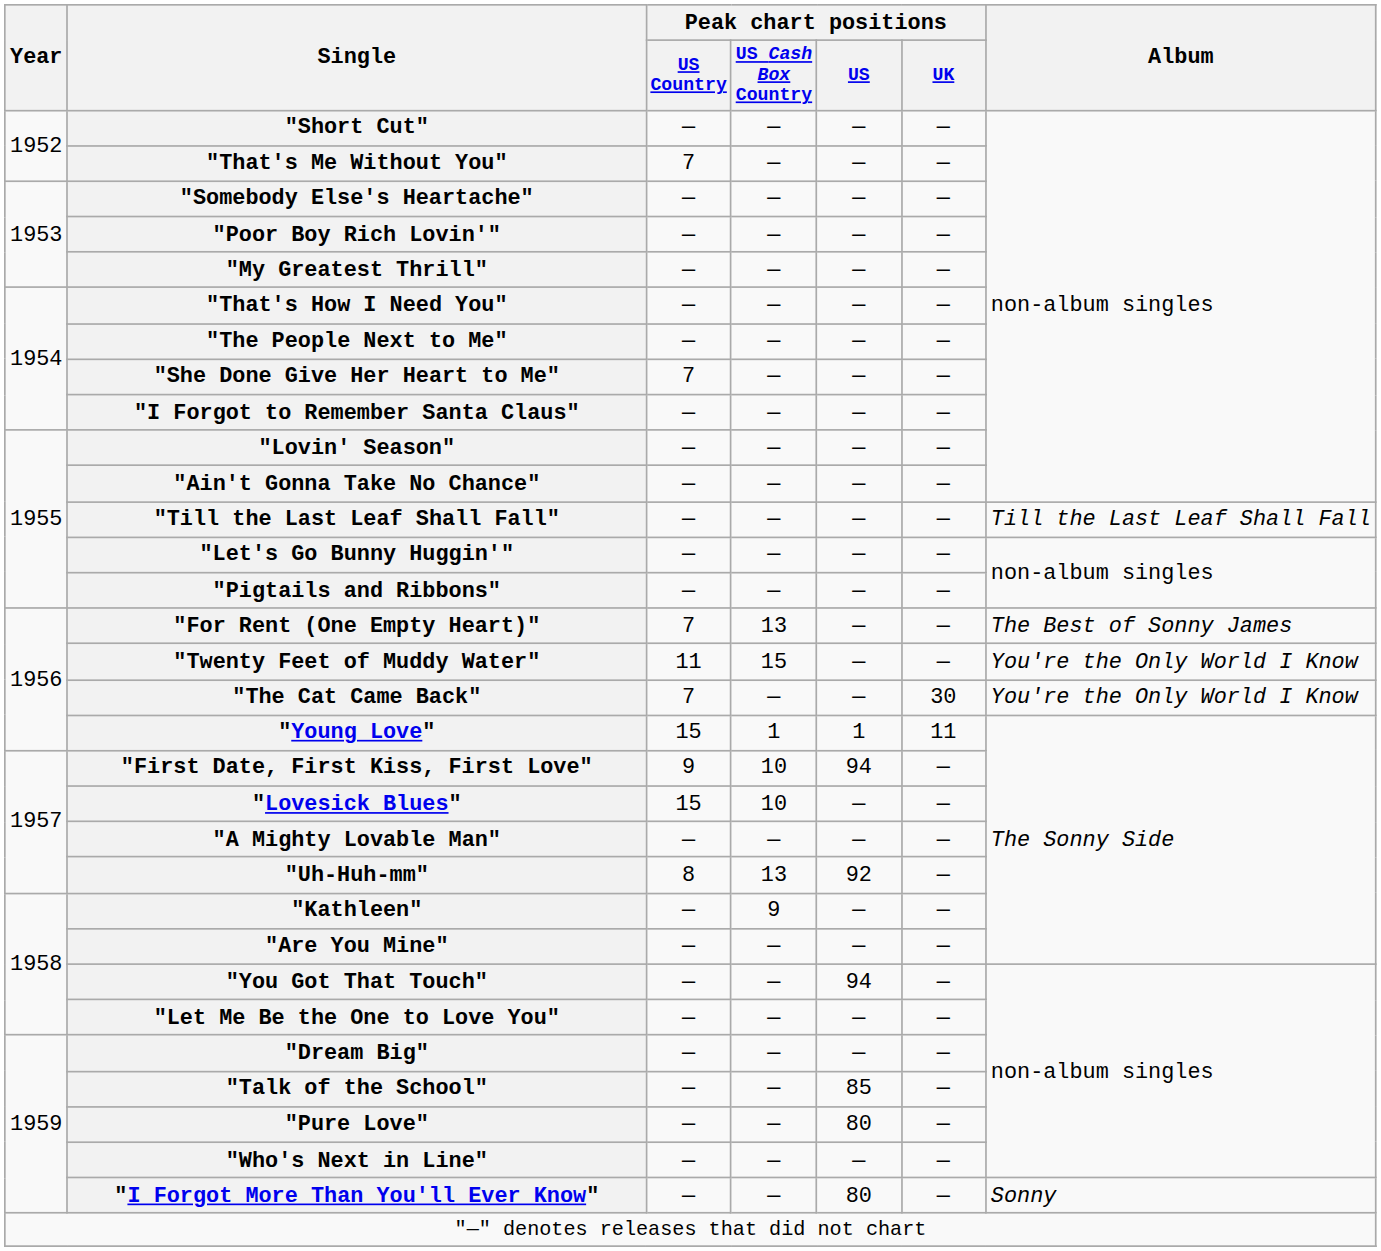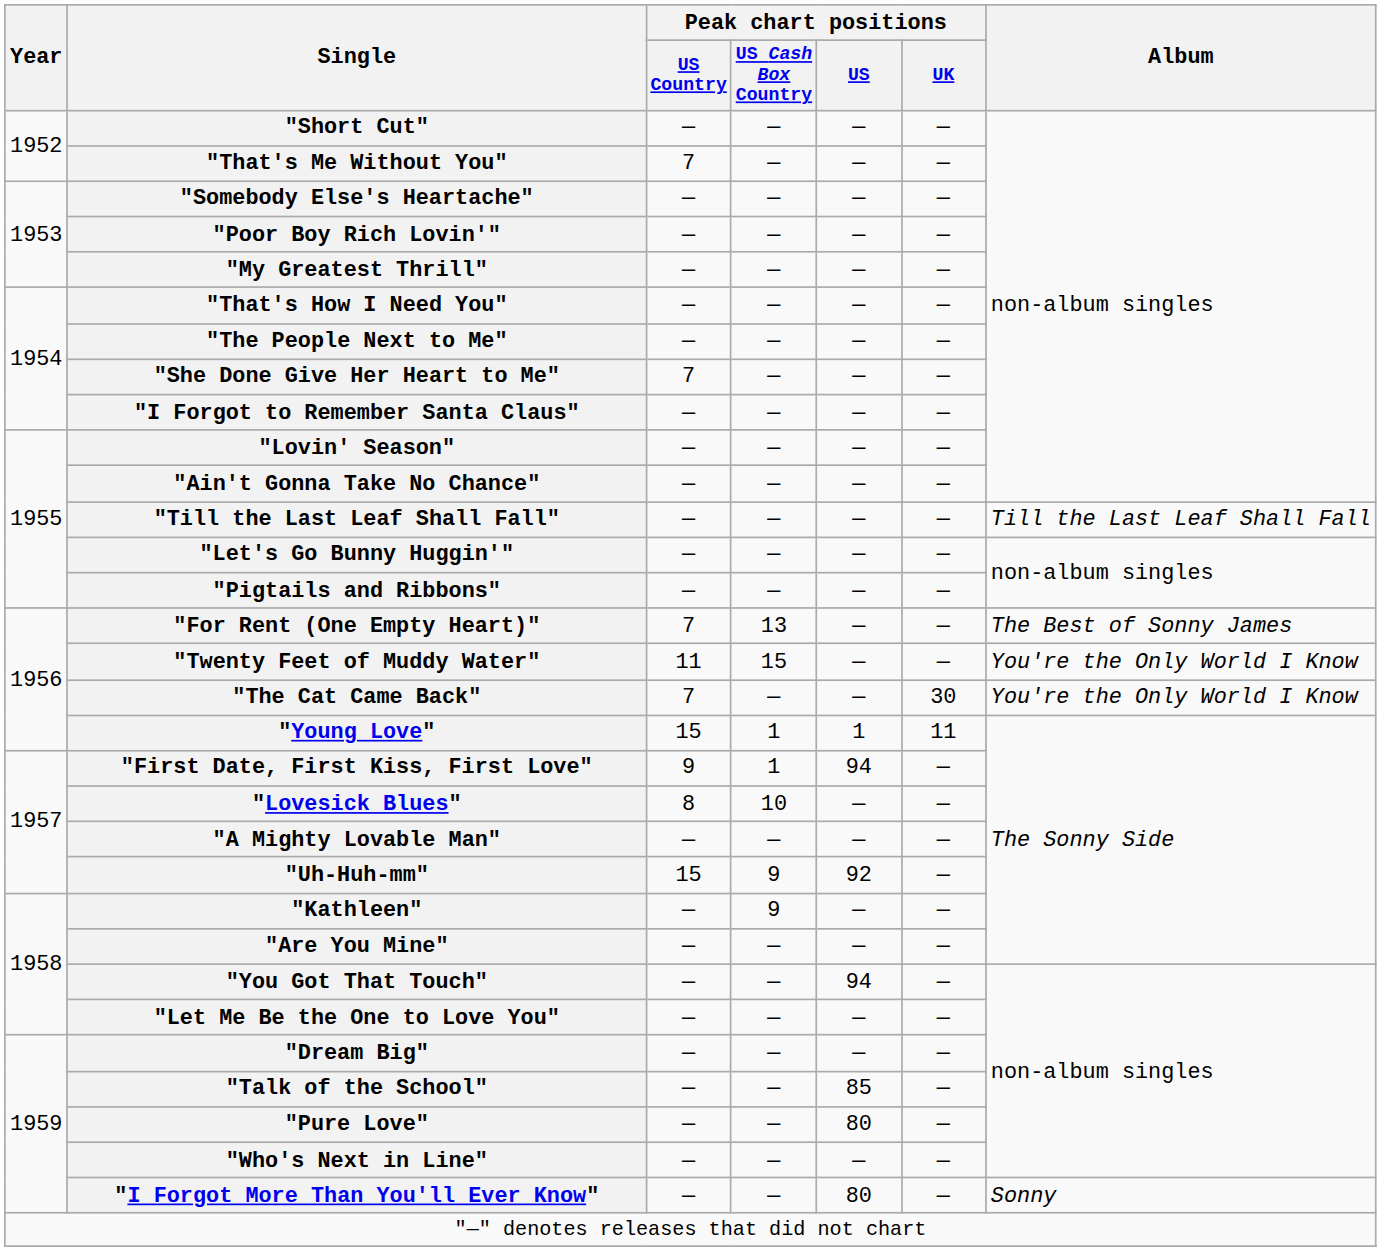(774, 768) 10 -> (774, 768) 1
(689, 804) 15 -> (689, 804) 8
(689, 875) 8 -> (689, 875) 15
(774, 875) 13 -> (774, 875) 9
